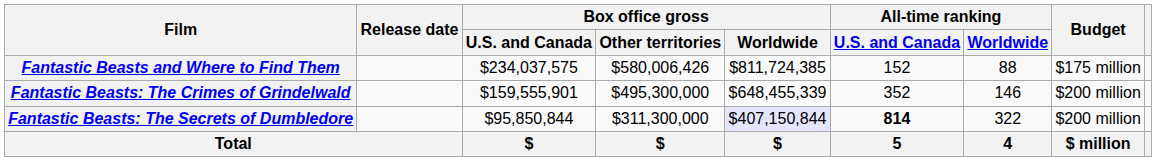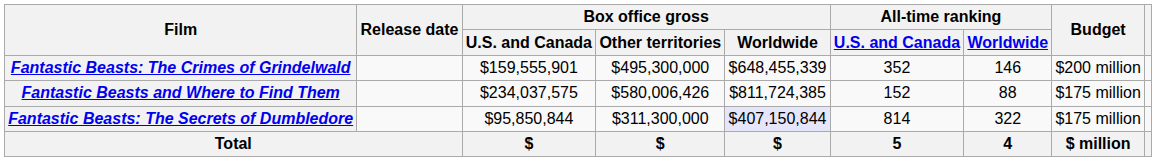rows swapped: (181, 67) <-> (181, 93)
(897, 118) bold -> (897, 118) normal
(1098, 118) $200 million -> (1098, 118) $175 million
